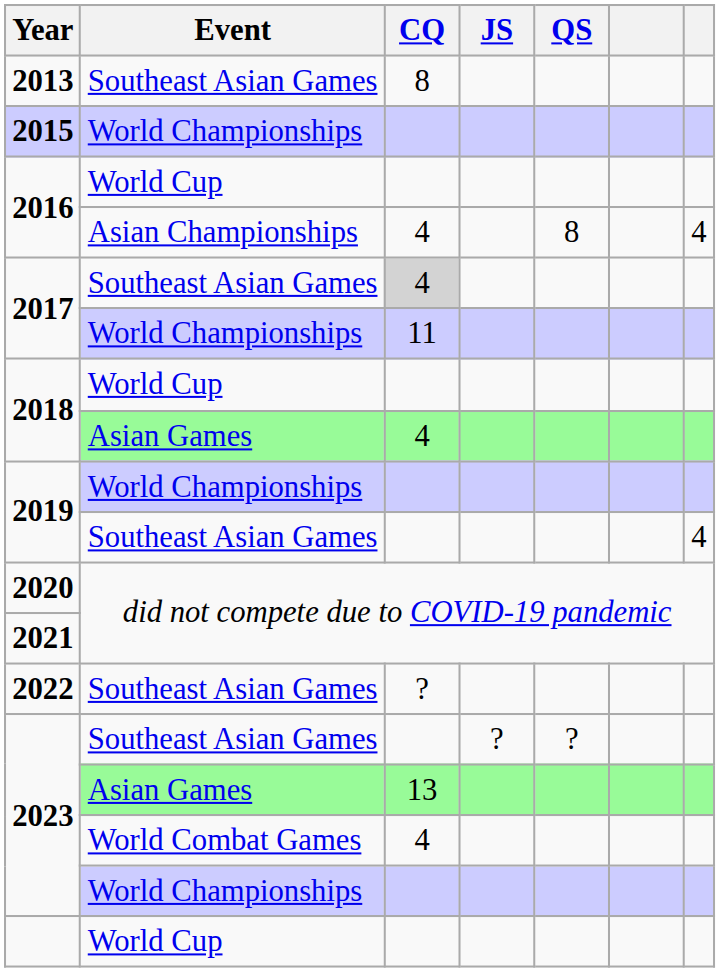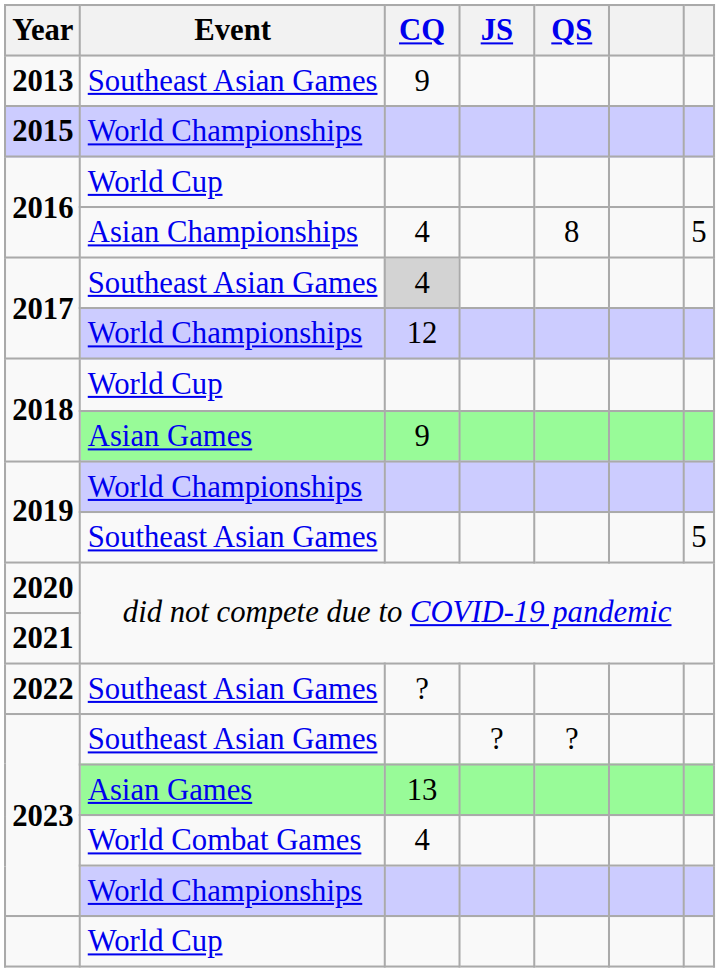(422, 80) 8 -> (422, 80) 9
(699, 232) 4 -> (699, 232) 5
(422, 333) 11 -> (422, 333) 12
(422, 435) 4 -> (422, 435) 9
(699, 536) 4 -> (699, 536) 5
